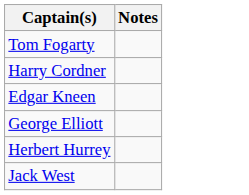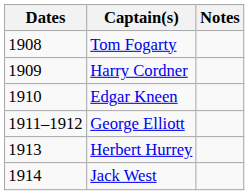+ column: (45, 17)
